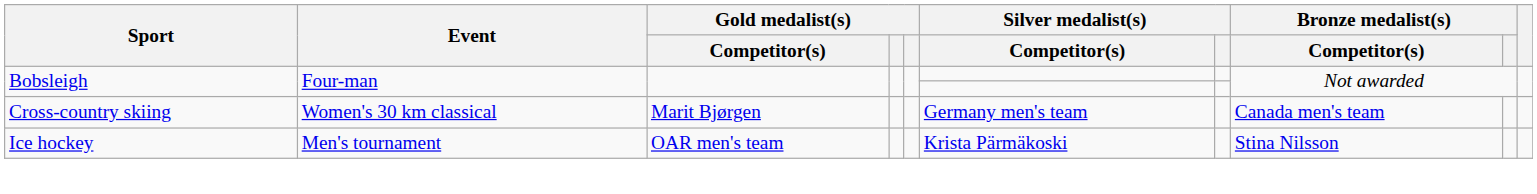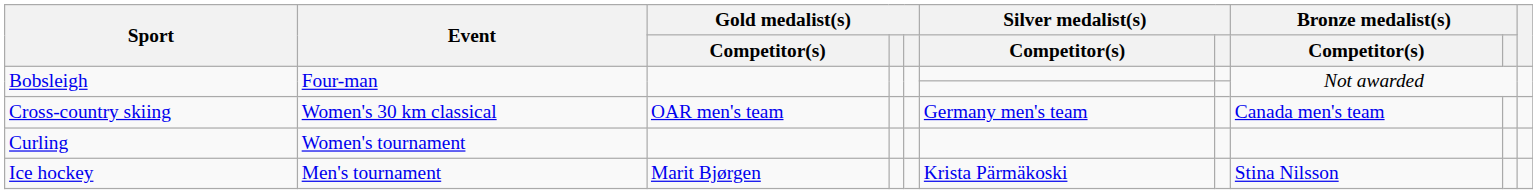(706, 111) Marit Bjørgen -> (717, 111) OAR men's team
+ row: (39, 142)
(717, 142) OAR men's team -> (706, 173) Marit Bjørgen
